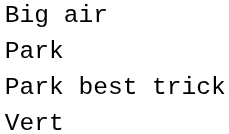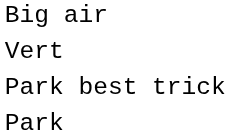rows swapped: (34, 52) <-> (34, 124)
